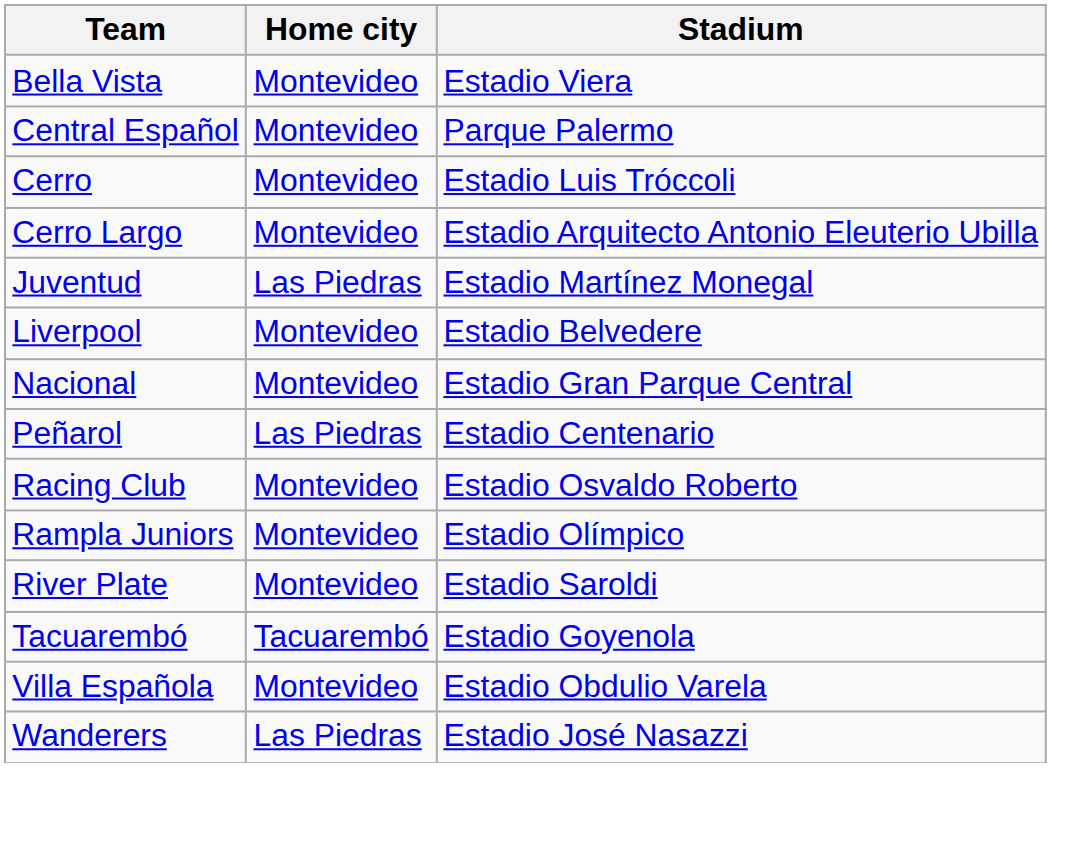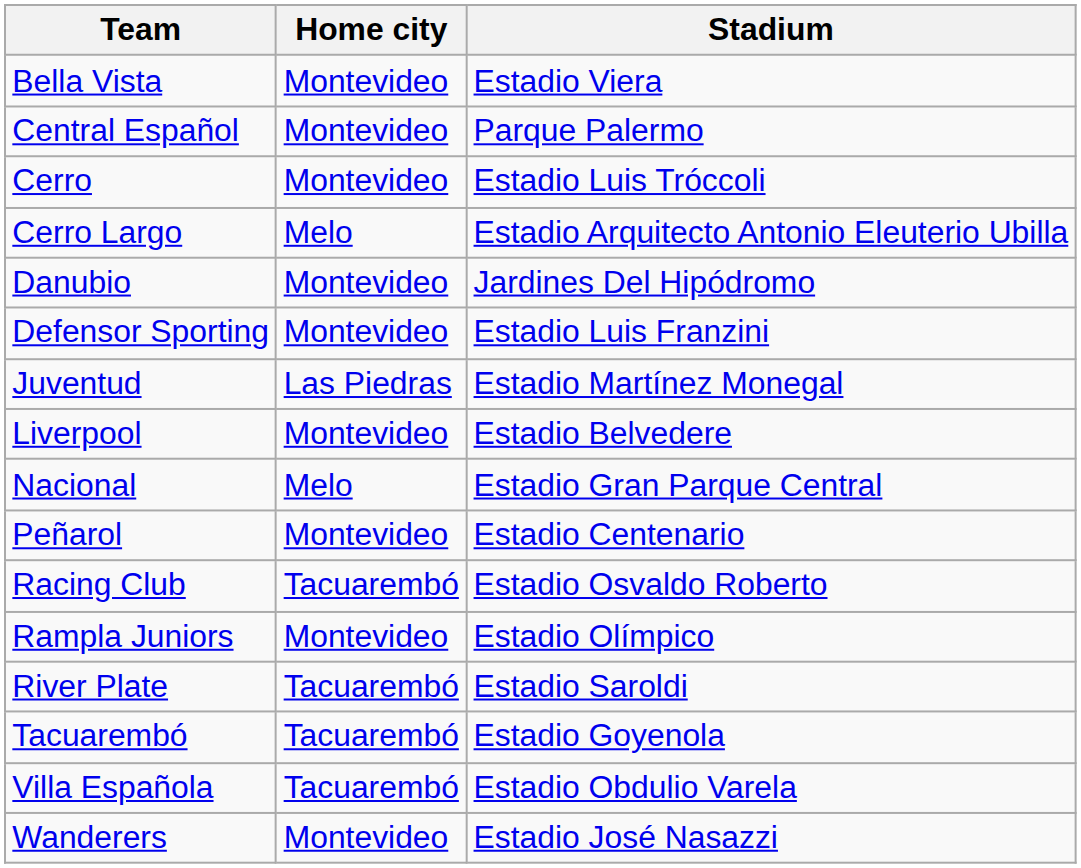(336, 231) Montevideo -> (318, 231) Melo
+ row: (72, 282)
+ row: (141, 332)
(336, 383) Montevideo -> (318, 484) Melo
(338, 433) Las Piedras -> (366, 534) Montevideo
(336, 484) Montevideo -> (371, 585) Tacuarembó
(336, 585) Montevideo -> (371, 686) Tacuarembó
(336, 686) Montevideo -> (371, 787) Tacuarembó
(338, 736) Las Piedras -> (366, 837) Montevideo
